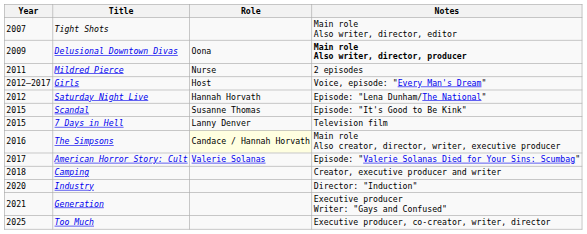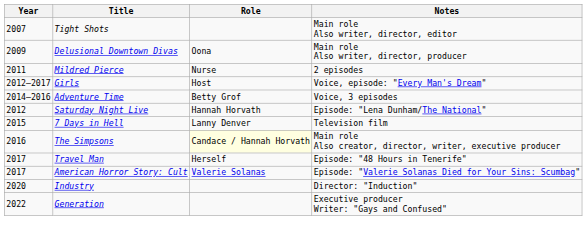(390, 52) bold -> (390, 52) normal
+ row: (89, 97)
- row: (72, 110)
+ row: (79, 159)
- row: (72, 173)
(16, 204) 2021 -> (16, 204) 2022
- row: (74, 222)
